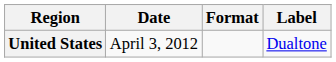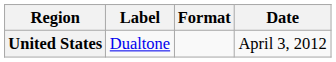columns swapped: (154, 17) <-> (297, 17)
